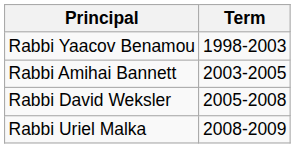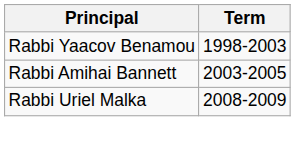- row: (90, 101)
